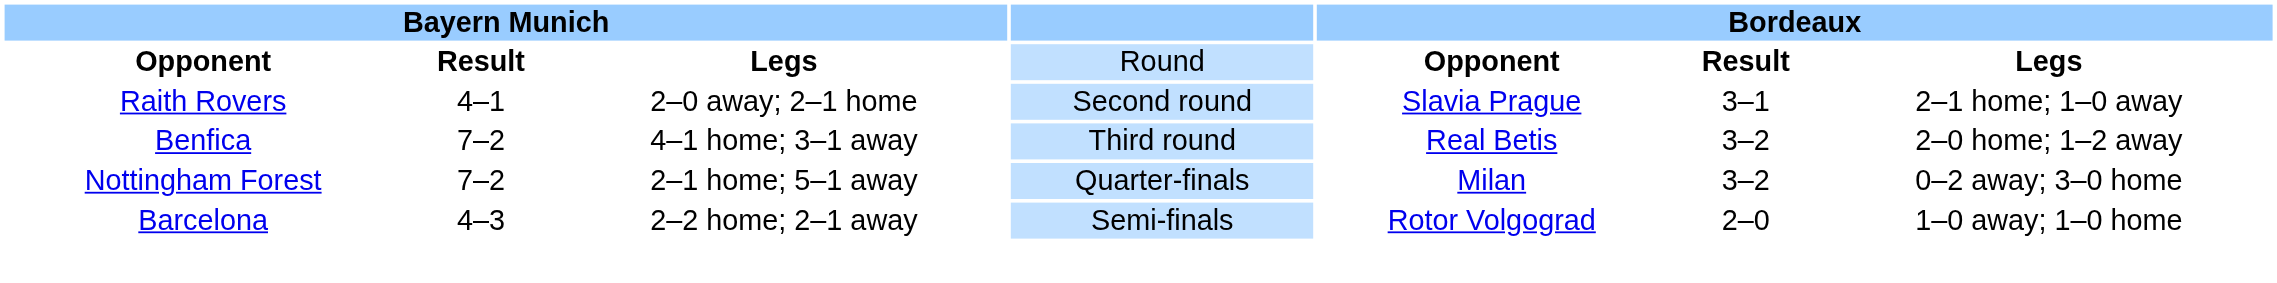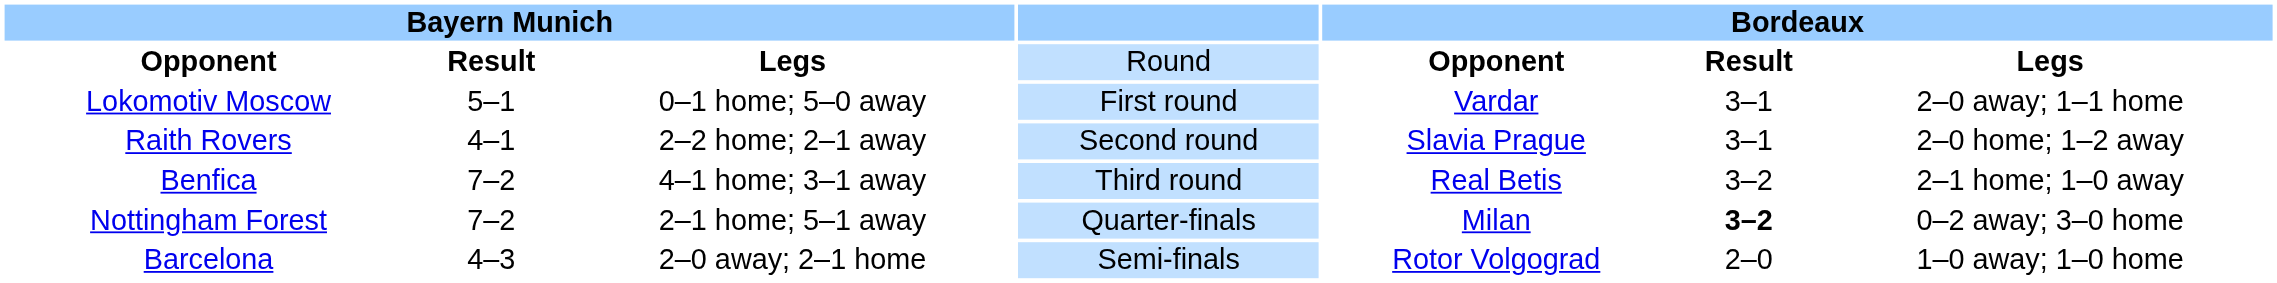+ row: (209, 101)
(784, 101) 2–0 away; 2–1 home -> (793, 140) 2–2 home; 2–1 away
(2049, 101) 2–1 home; 1–0 away -> (2050, 140) 2–0 home; 1–2 away
(2049, 140) 2–0 home; 1–2 away -> (2050, 180) 2–1 home; 1–0 away
(1746, 180) normal -> (1749, 220) bold
(784, 220) 2–2 home; 2–1 away -> (793, 259) 2–0 away; 2–1 home
